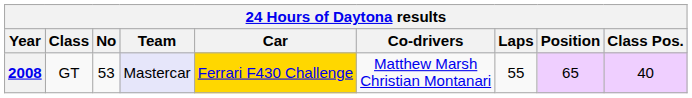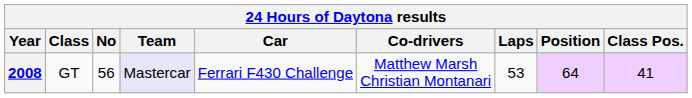(106, 73) 53 -> (106, 73) 56
(275, 73) gold background -> (275, 73) no background
(516, 73) 55 -> (516, 73) 53
(570, 73) 65 -> (570, 73) 64
(646, 73) 40 -> (646, 73) 41
